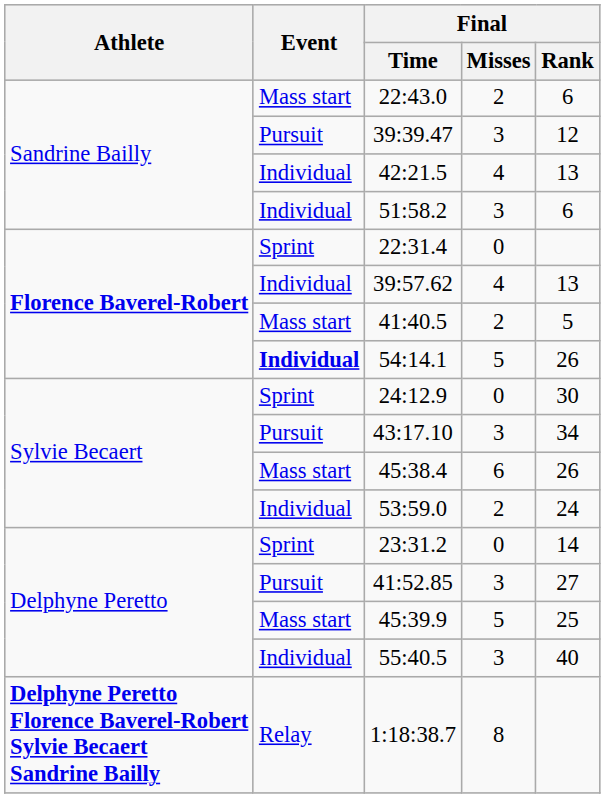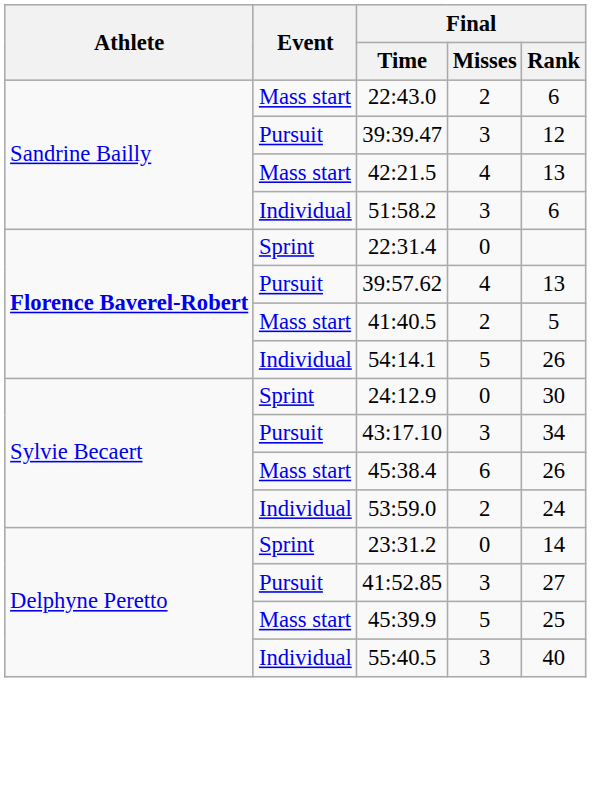(305, 172) Individual -> (305, 172) Mass start
(305, 284) Individual -> (291, 284) Pursuit
(309, 359) bold -> (305, 359) normal
- row: (413, 734)
